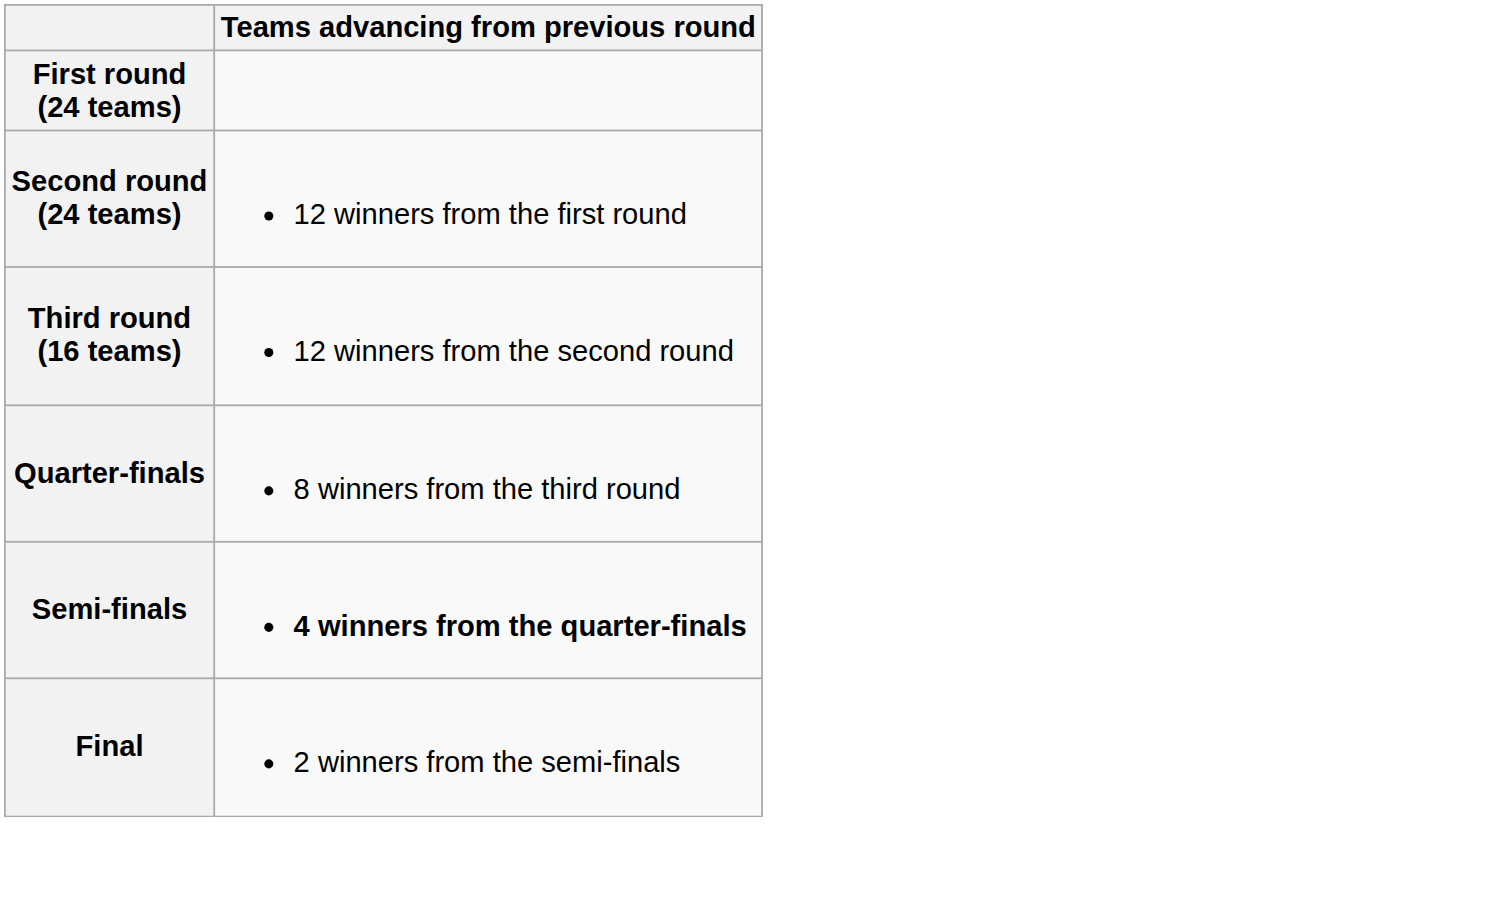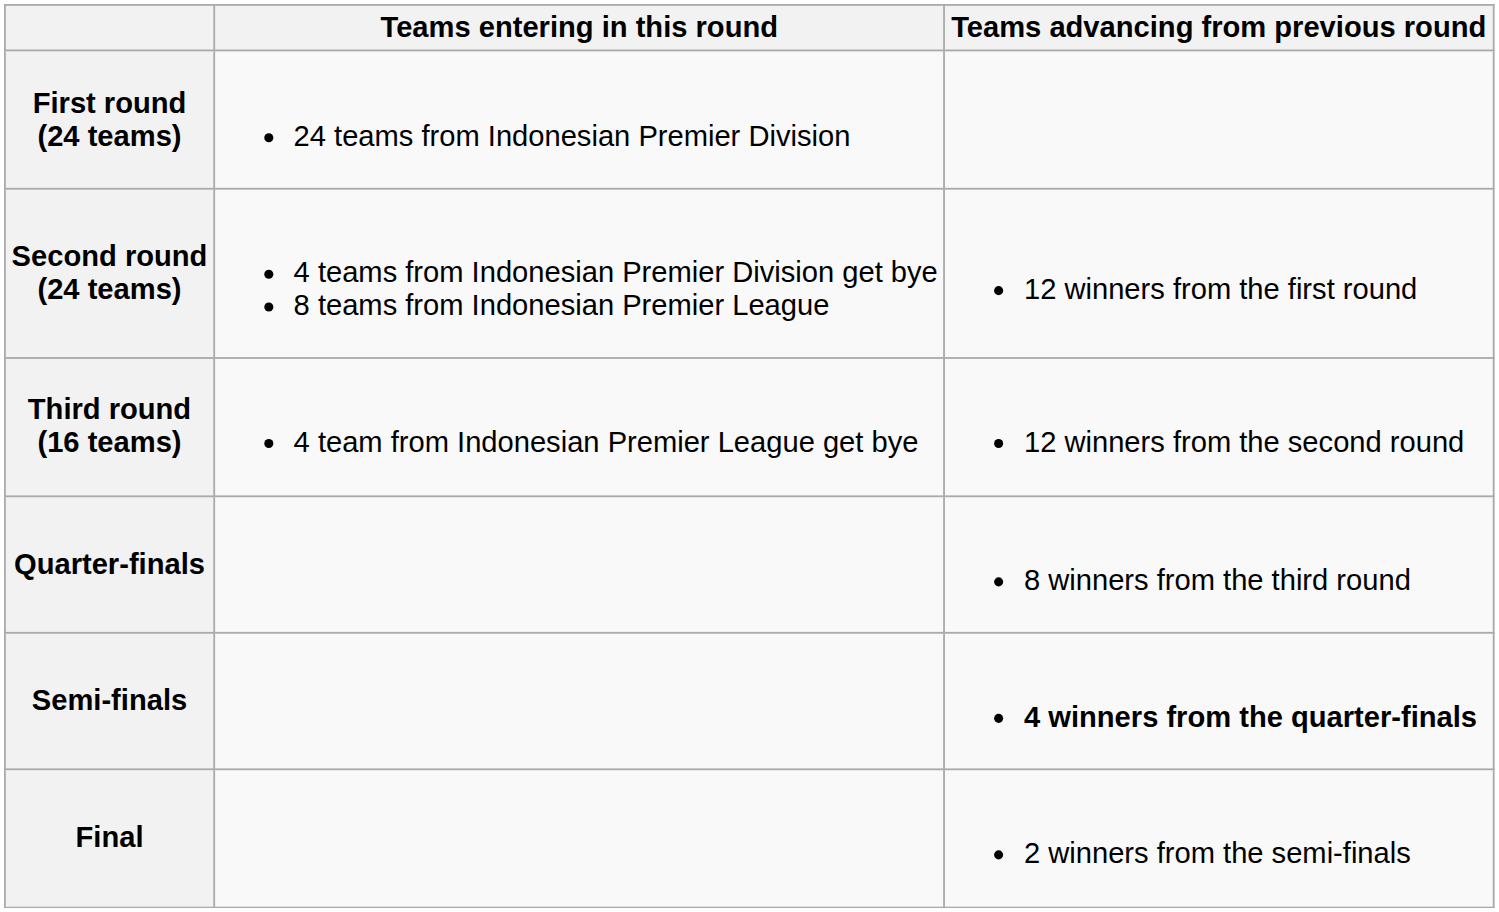+ column: (579, 27)
